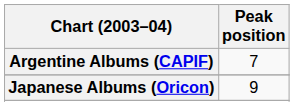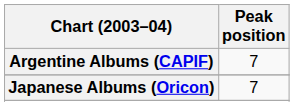(254, 87) 9 -> (254, 87) 7
